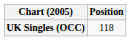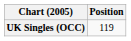(107, 28) 118 -> (107, 28) 119
